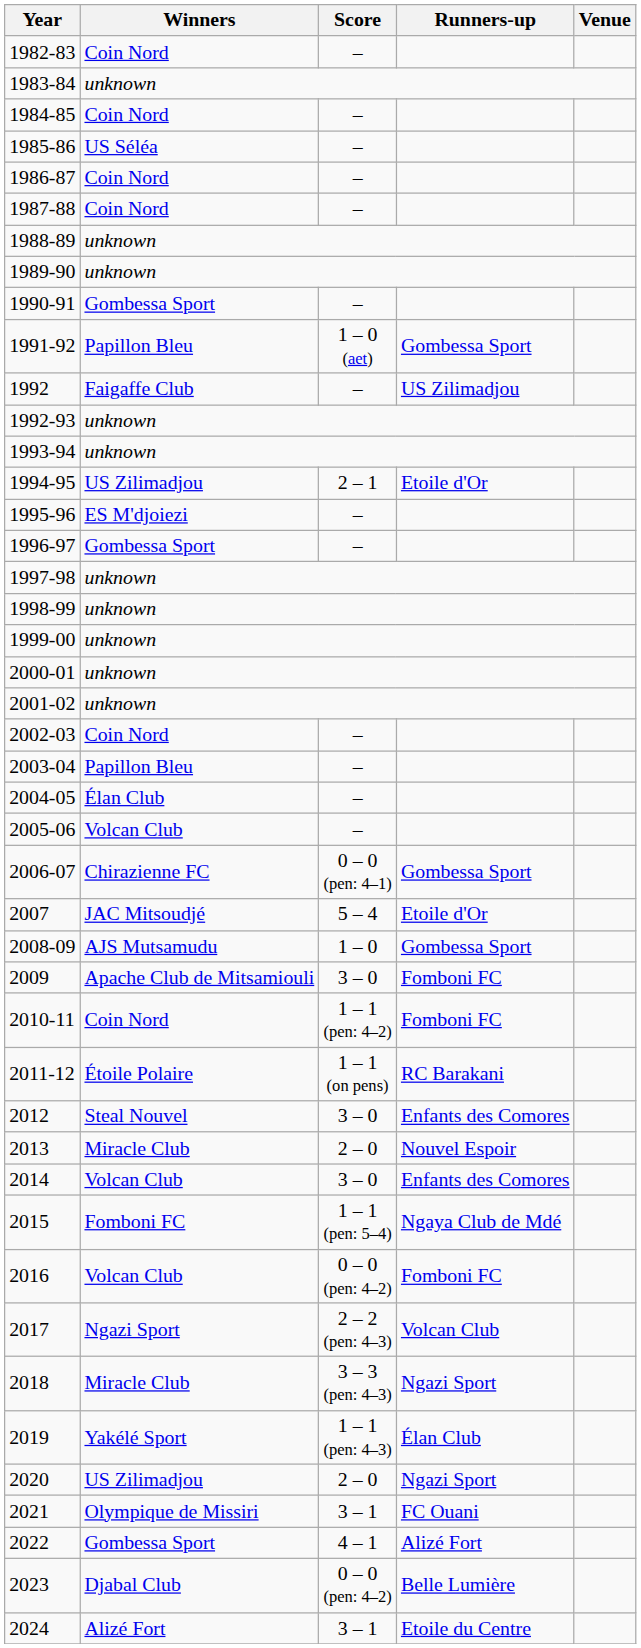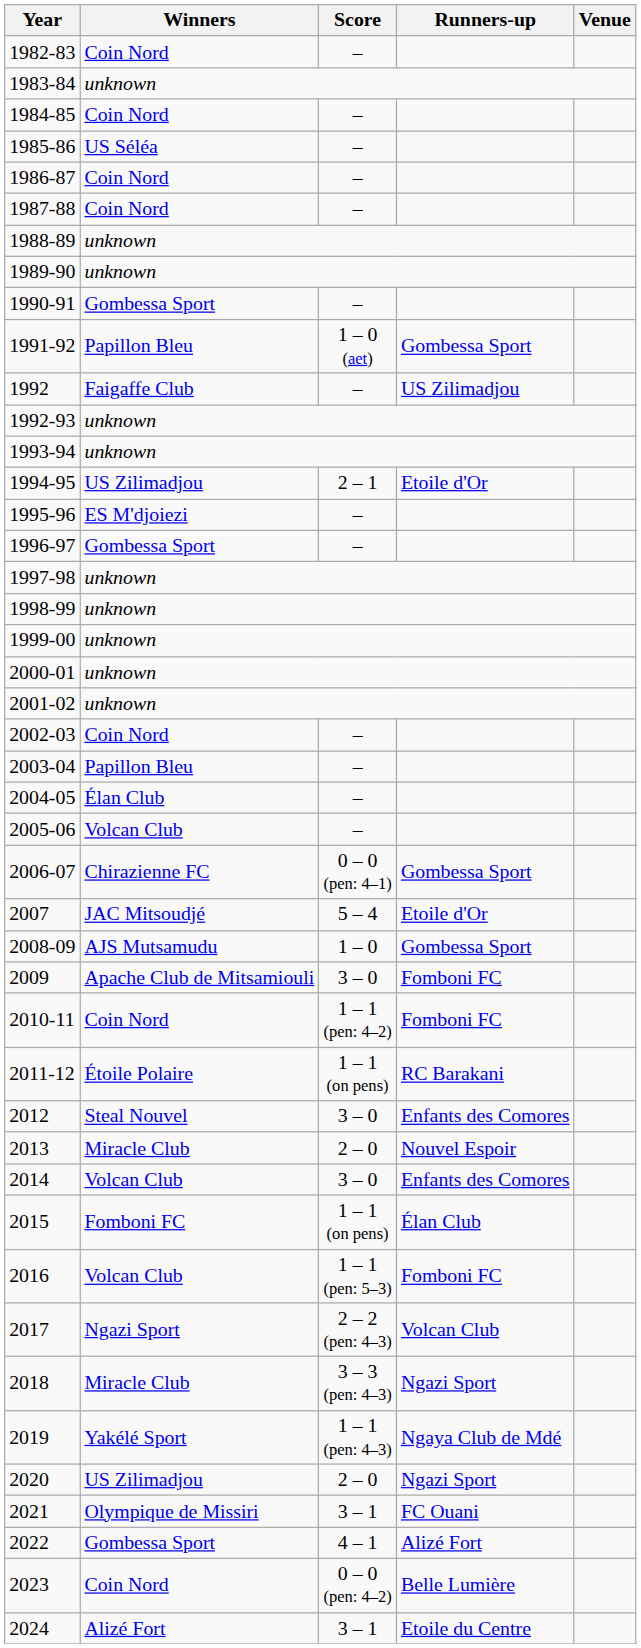(358, 1221) 1 – 1 (pen: 5–4) -> (358, 1221) 1 – 1 (on pens)
(481, 1221) Ngaya Club de Mdé -> (441, 1221) Élan Club
(358, 1275) 0 – 0 (pen: 4–2) -> (358, 1275) 1 – 1 (pen: 5–3)
(441, 1437) Élan Club -> (481, 1437) Ngaya Club de Mdé
(133, 1585) Djabal Club -> (127, 1585) Coin Nord
